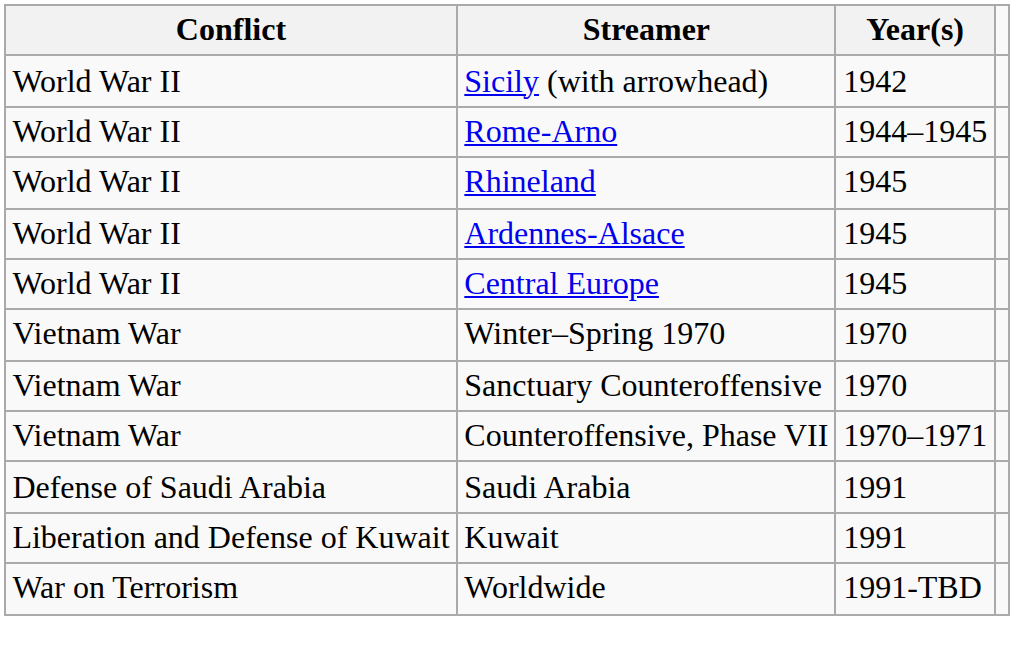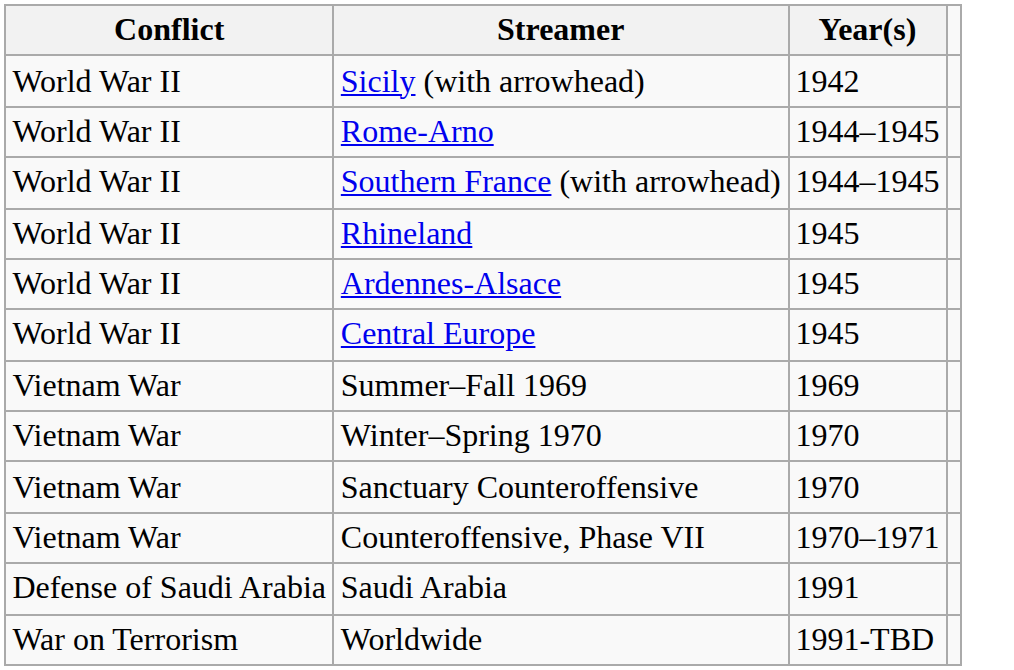+ row: (561, 182)
+ row: (464, 385)
- row: (511, 537)
